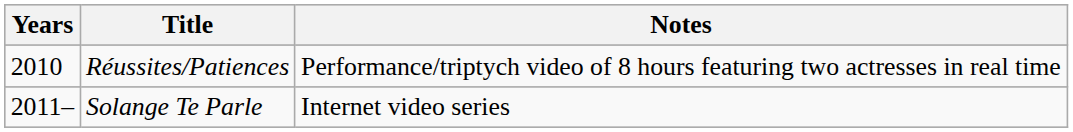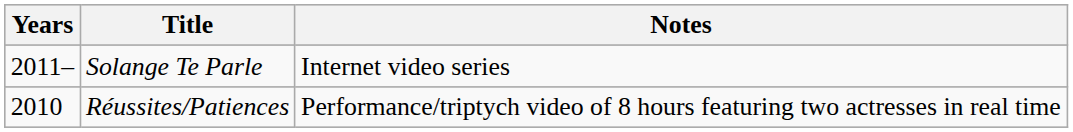rows swapped: (188, 65) <-> (174, 106)
